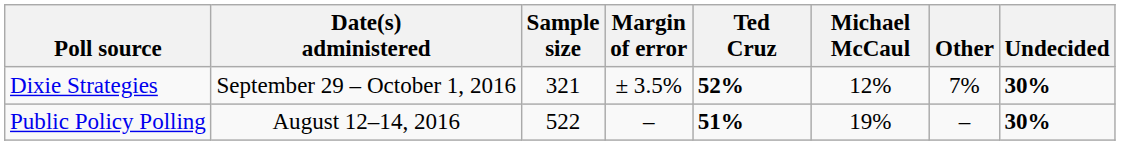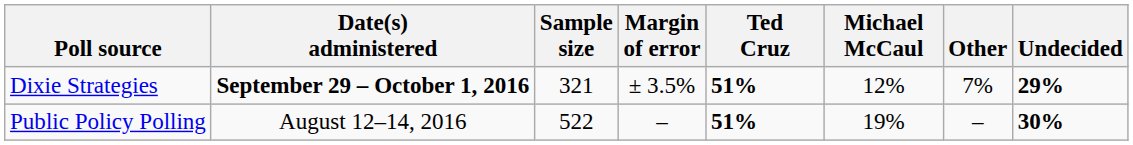(366, 85) normal -> (373, 85) bold
(721, 85) 52% -> (734, 85) 51%
(1028, 85) 30% -> (1041, 85) 29%
